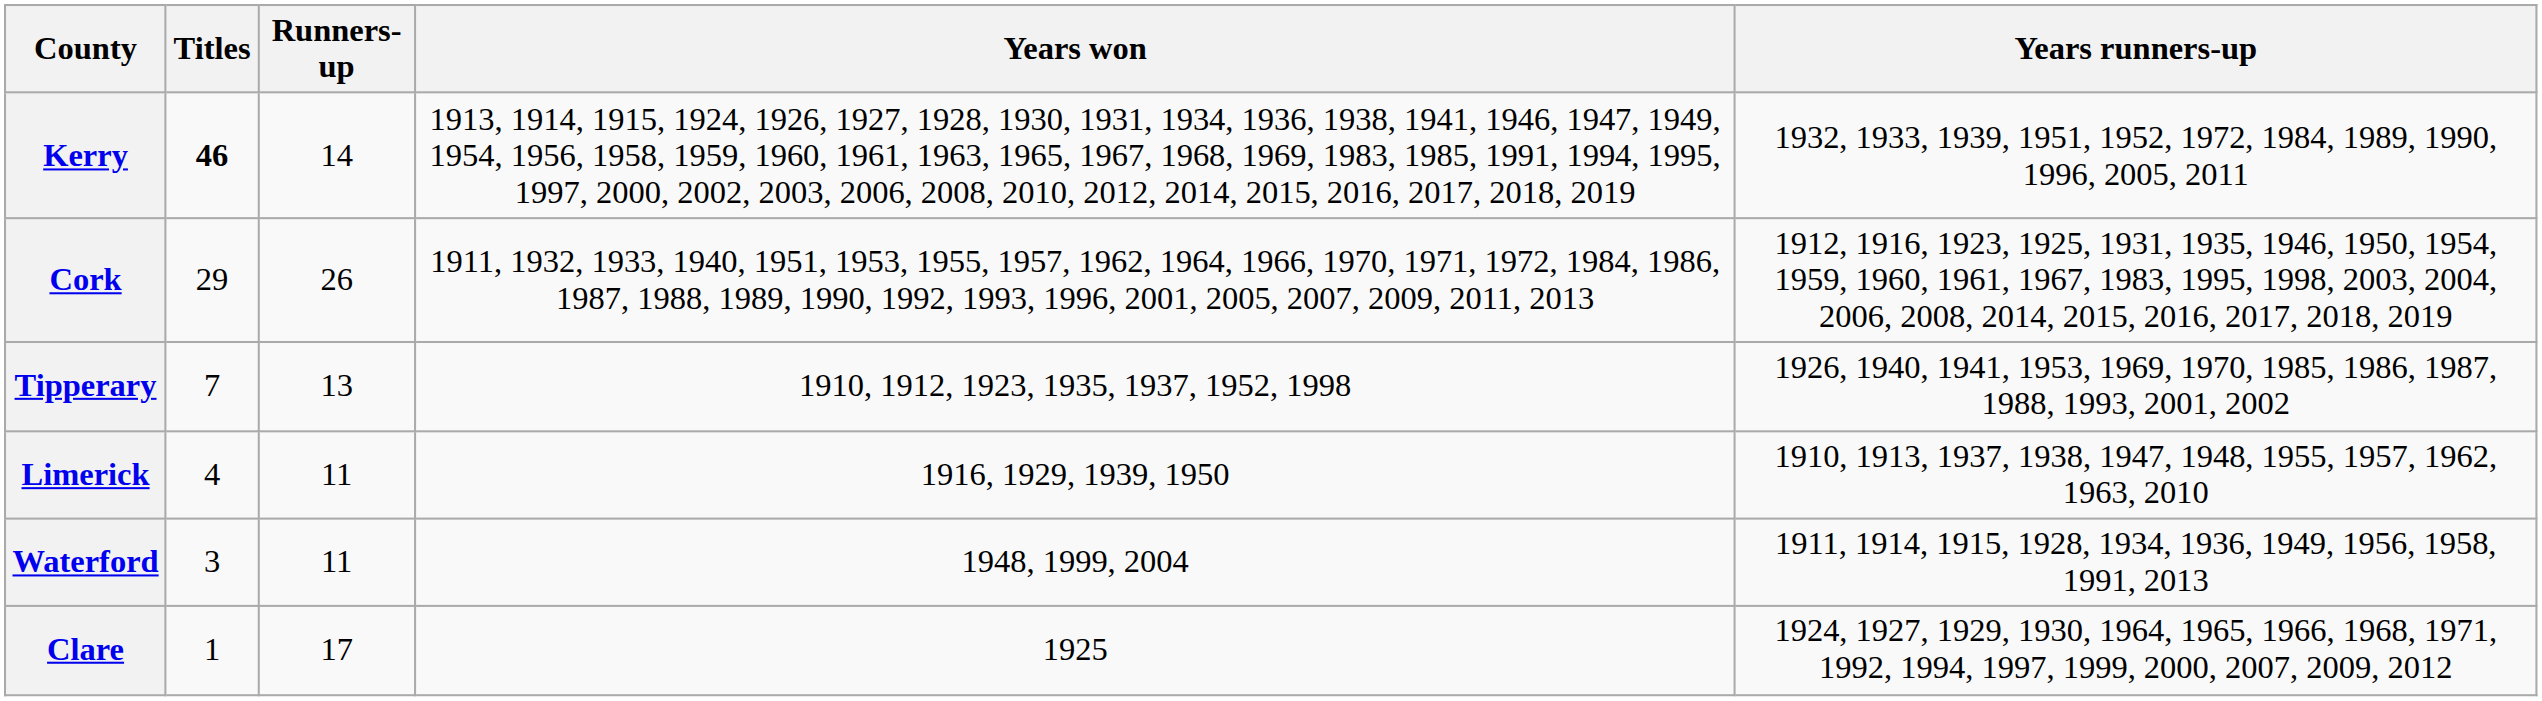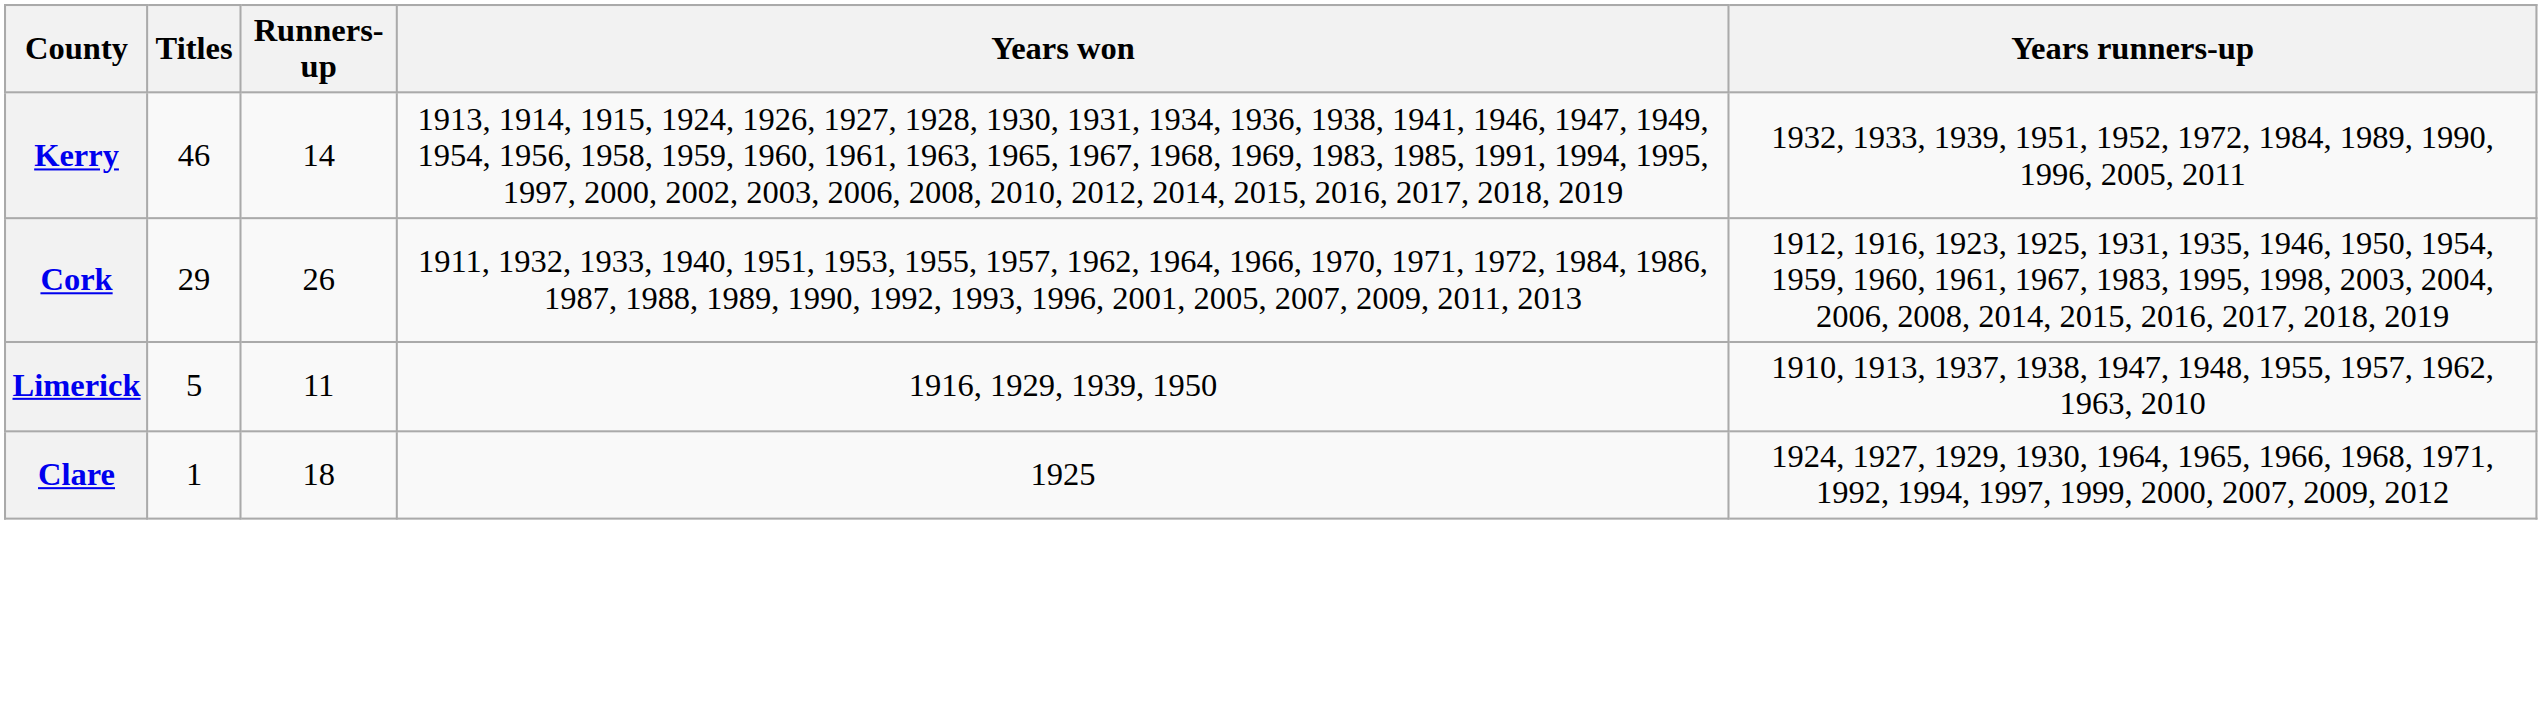(212, 154) bold -> (194, 154) normal
- row: (86, 385)
(212, 473) 4 -> (194, 385) 5
- row: (86, 561)
(337, 649) 17 -> (319, 473) 18
